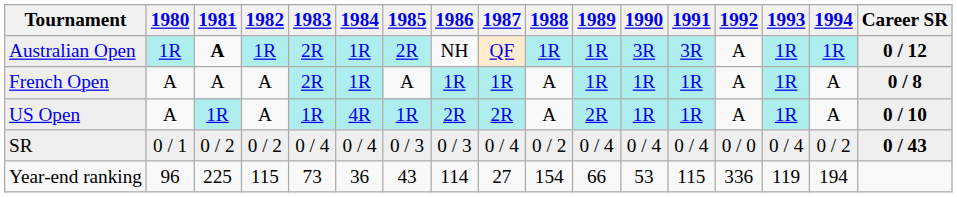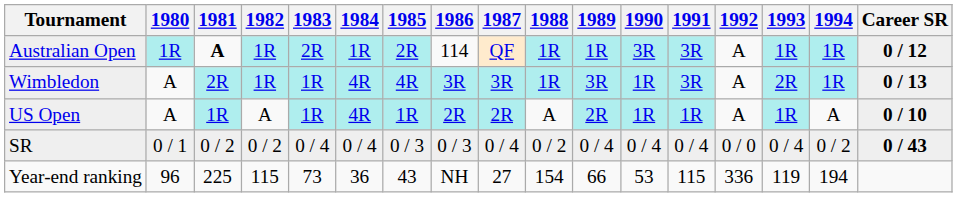(454, 50) NH -> (454, 50) 114
- row: (59, 82)
+ row: (54, 82)
(454, 175) 114 -> (454, 175) NH
